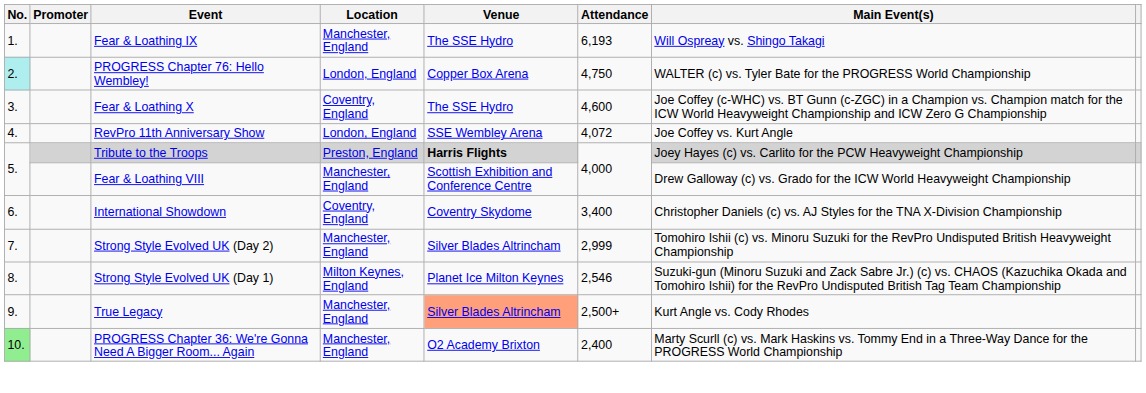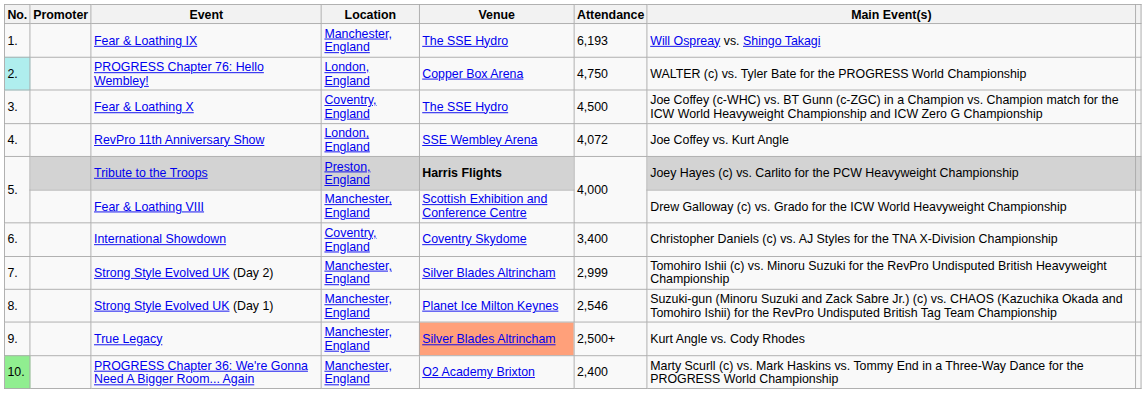(597, 106) 4,600 -> (592, 106) 4,500
(363, 278) Milton Keynes, England -> (358, 305) Manchester, England
